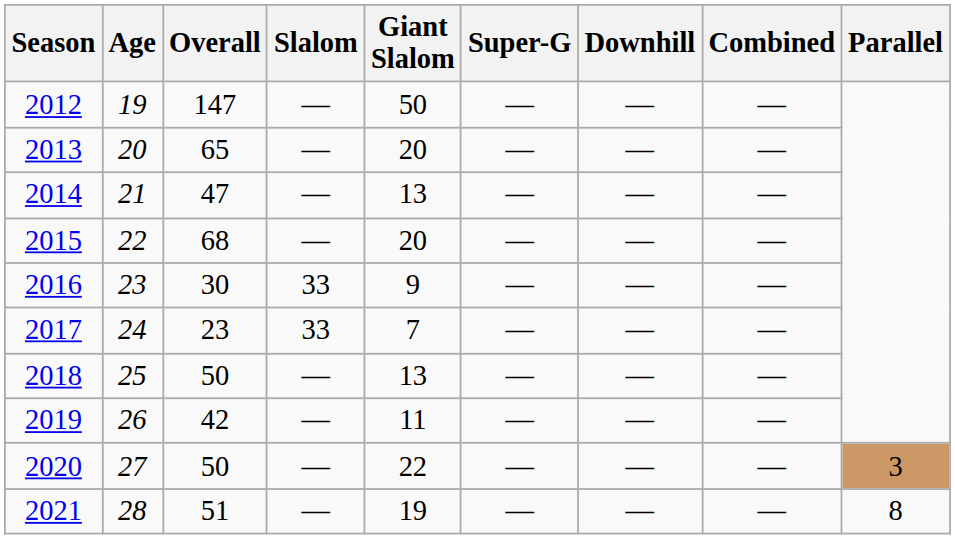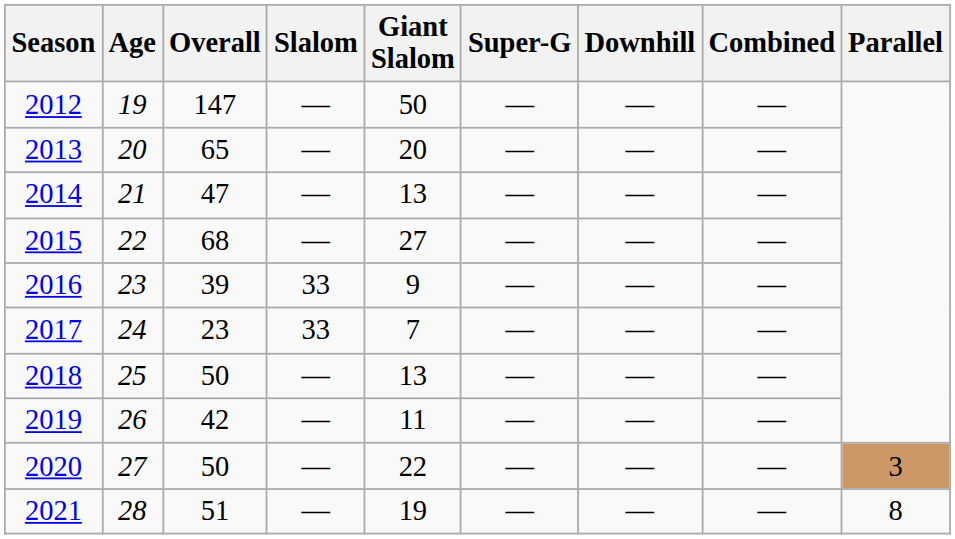(413, 239) 20 -> (413, 239) 27
(215, 284) 30 -> (215, 284) 39
